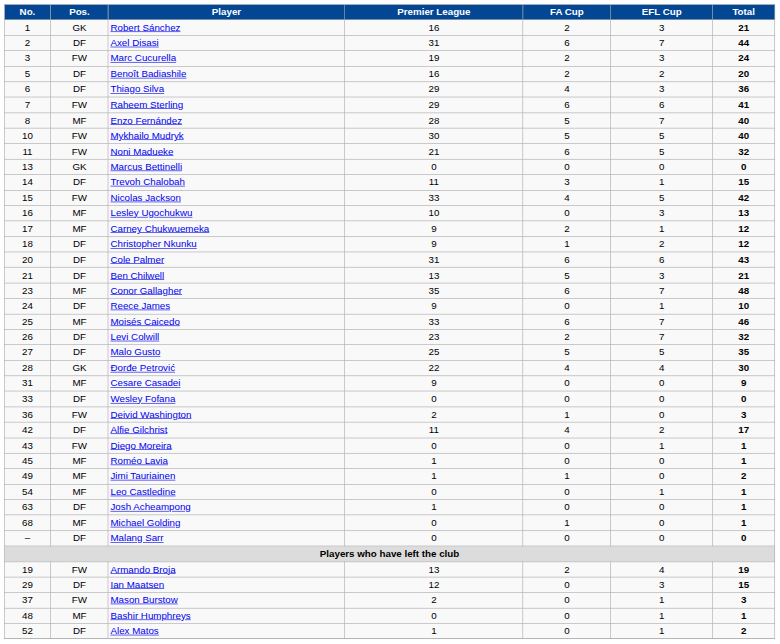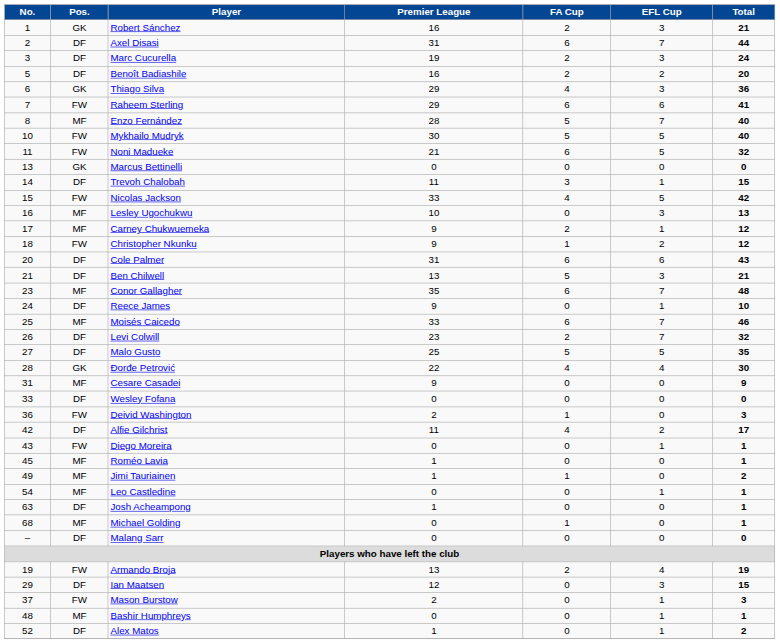(79, 58) FW -> (79, 58) DF
(79, 89) DF -> (79, 89) GK
(79, 244) DF -> (79, 244) FW
